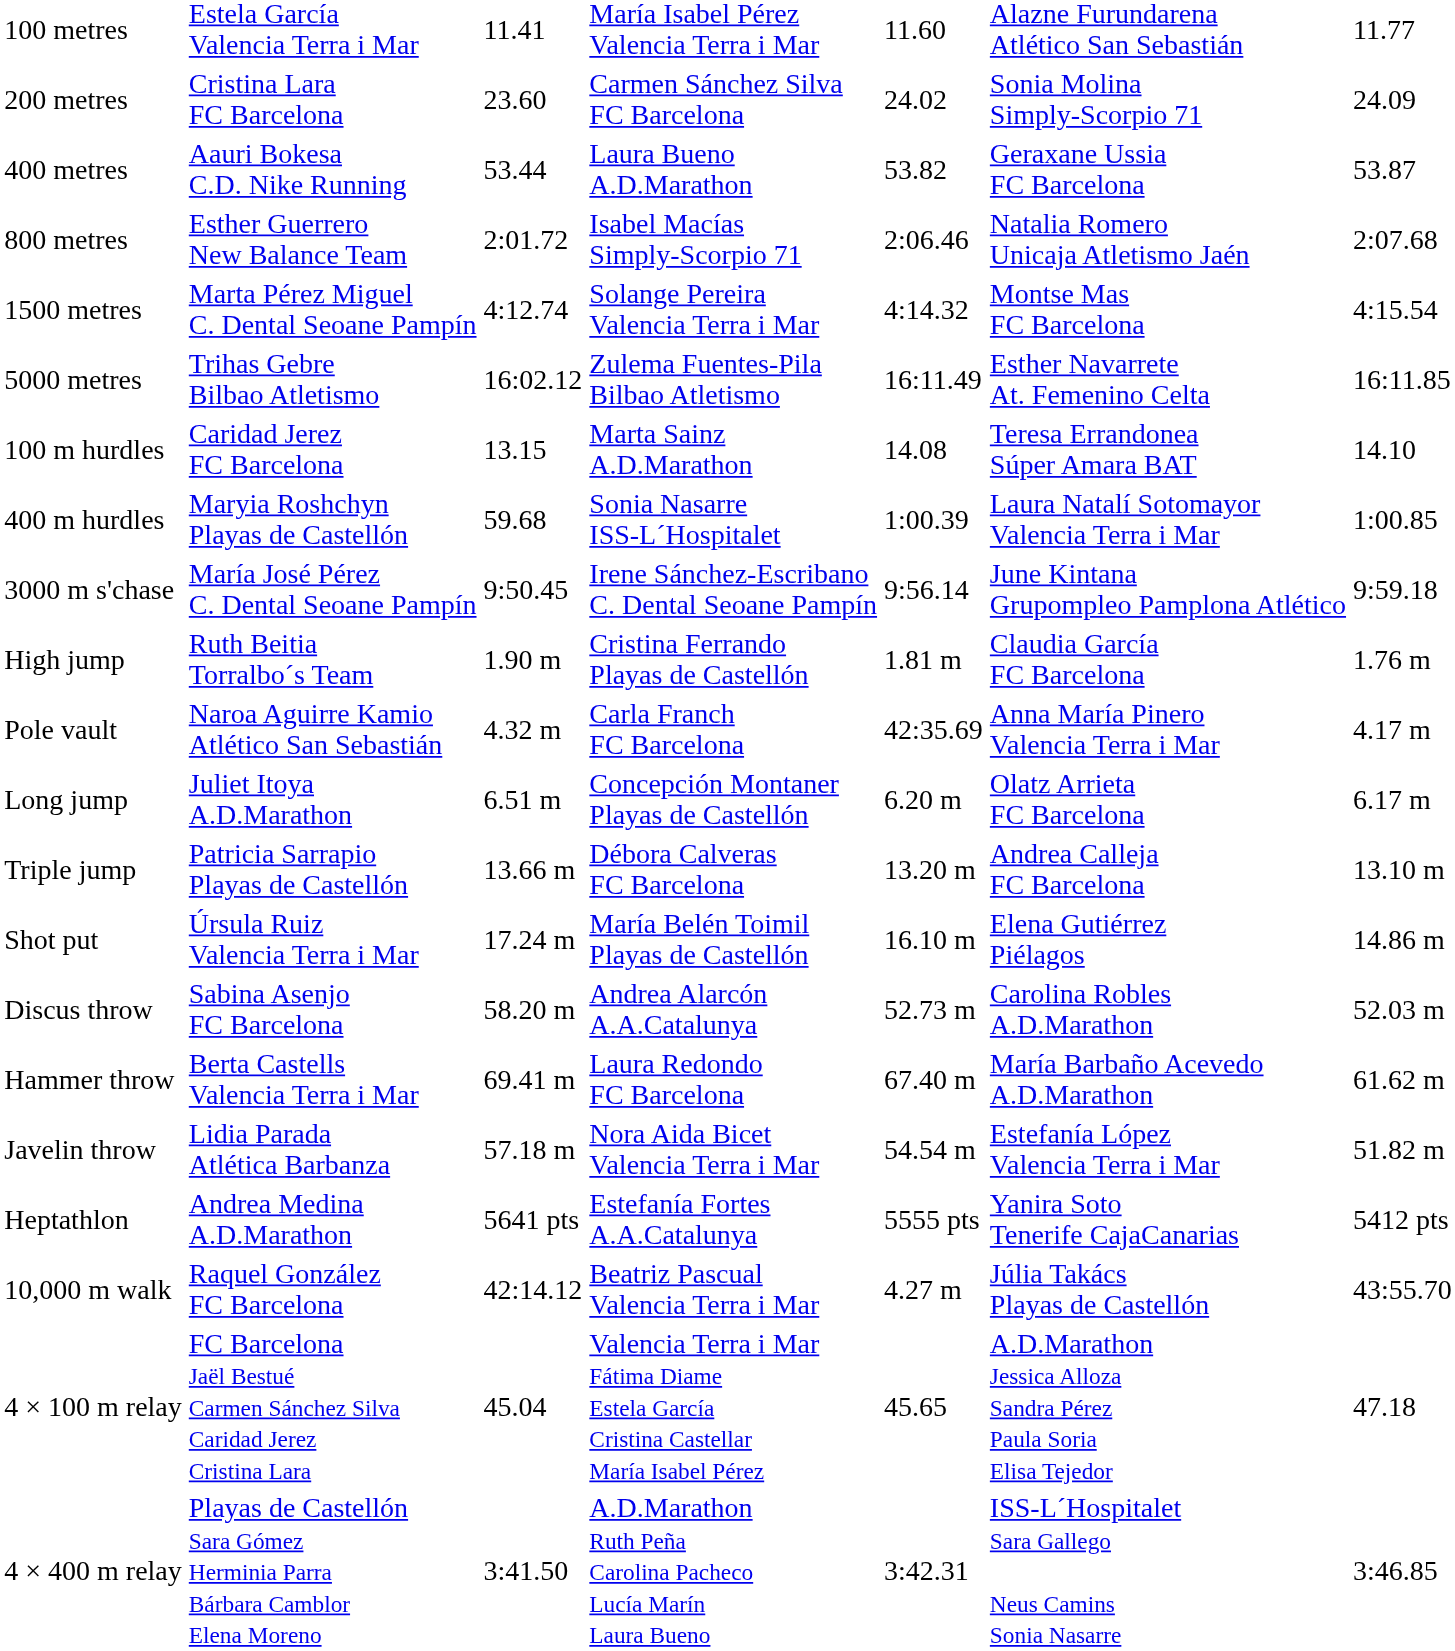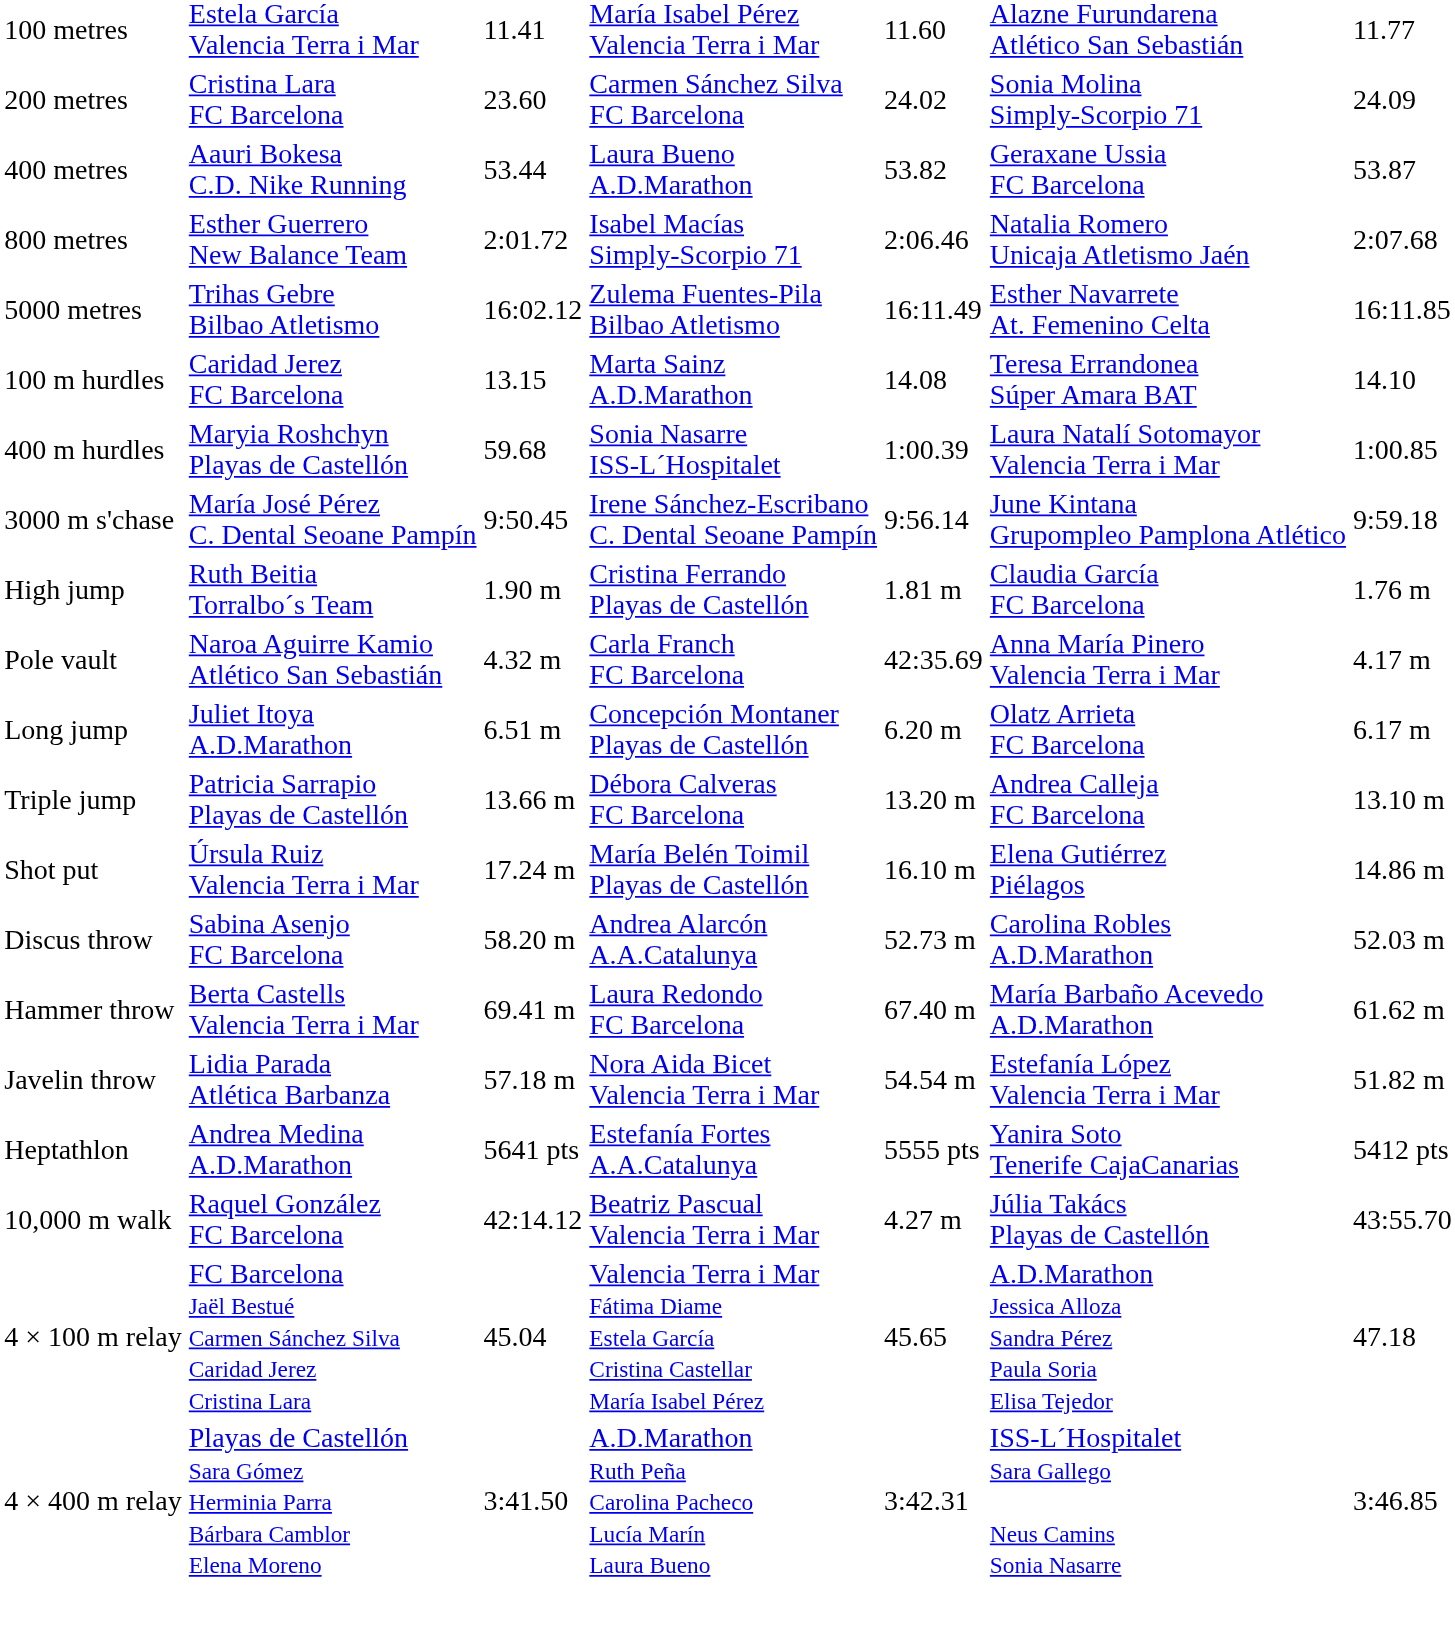- row: (73, 309)
